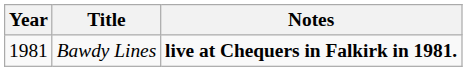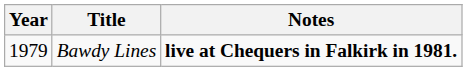(28, 50) 1981 -> (28, 50) 1979
